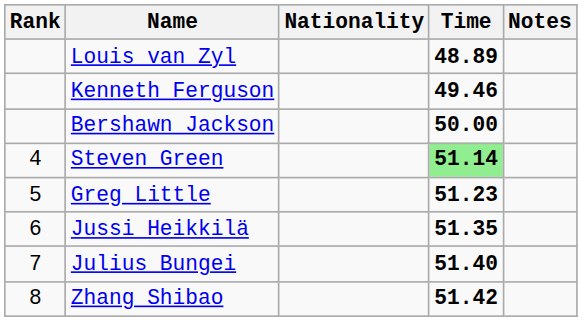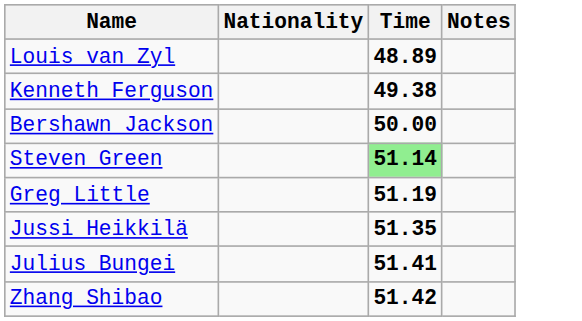- column: (35, 22)
(466, 91) 49.46 -> (405, 91) 49.38
(466, 195) 51.23 -> (405, 195) 51.19
(466, 264) 51.40 -> (405, 264) 51.41
